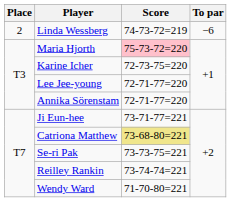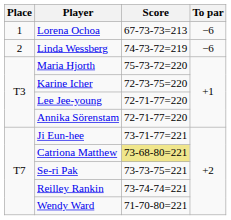+ row: (69, 30)
(156, 48) pink background -> (156, 65) no background
